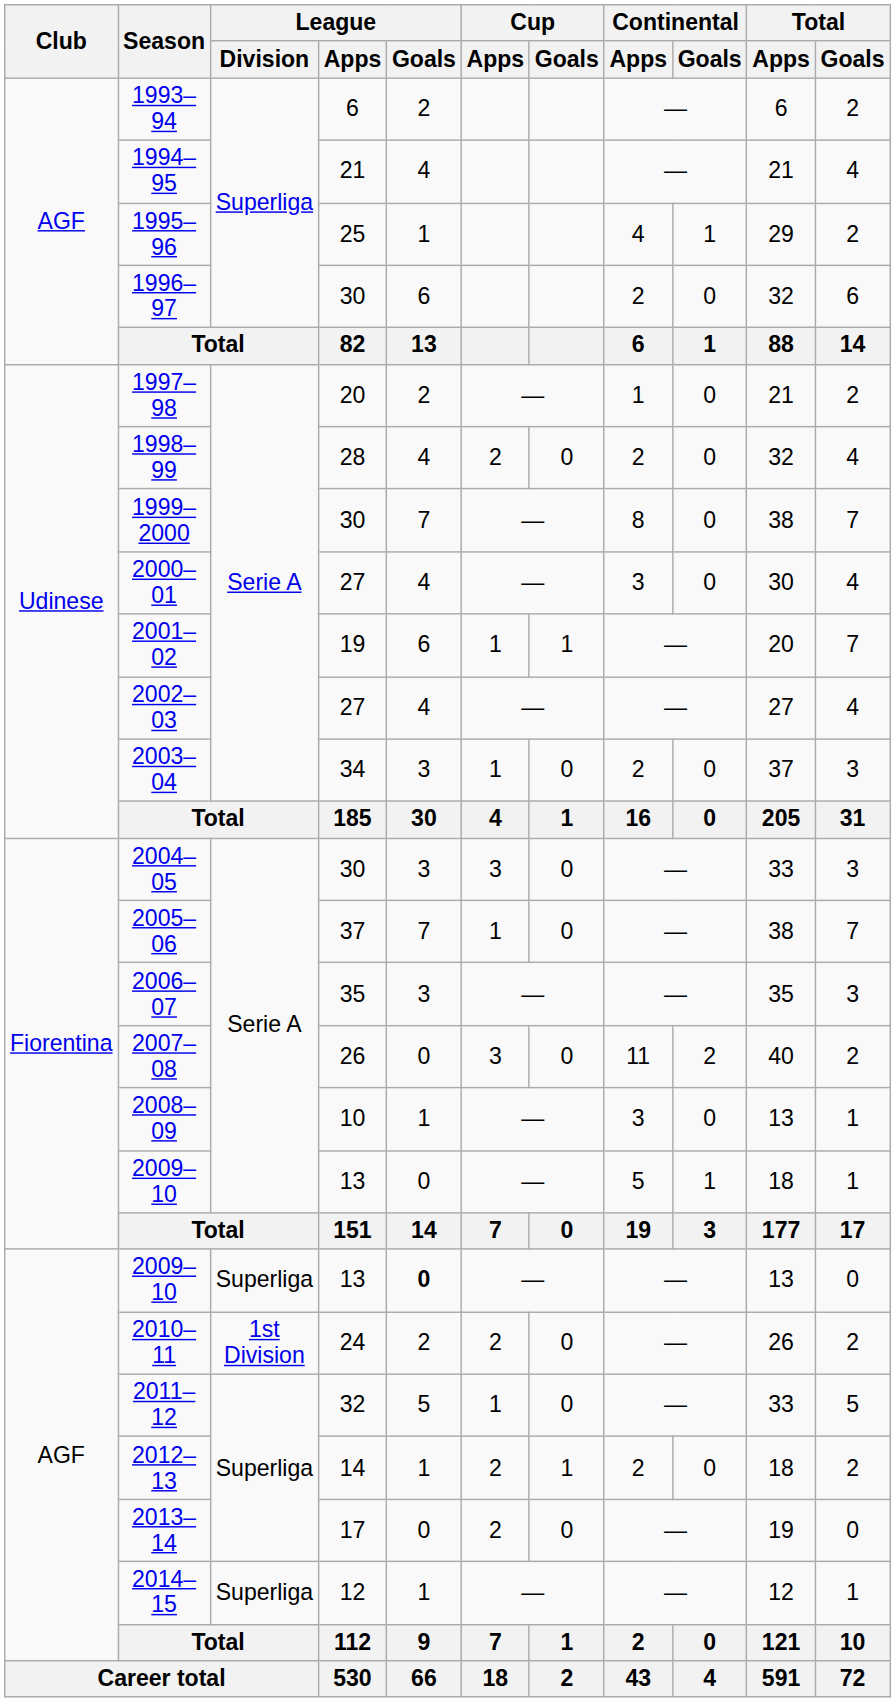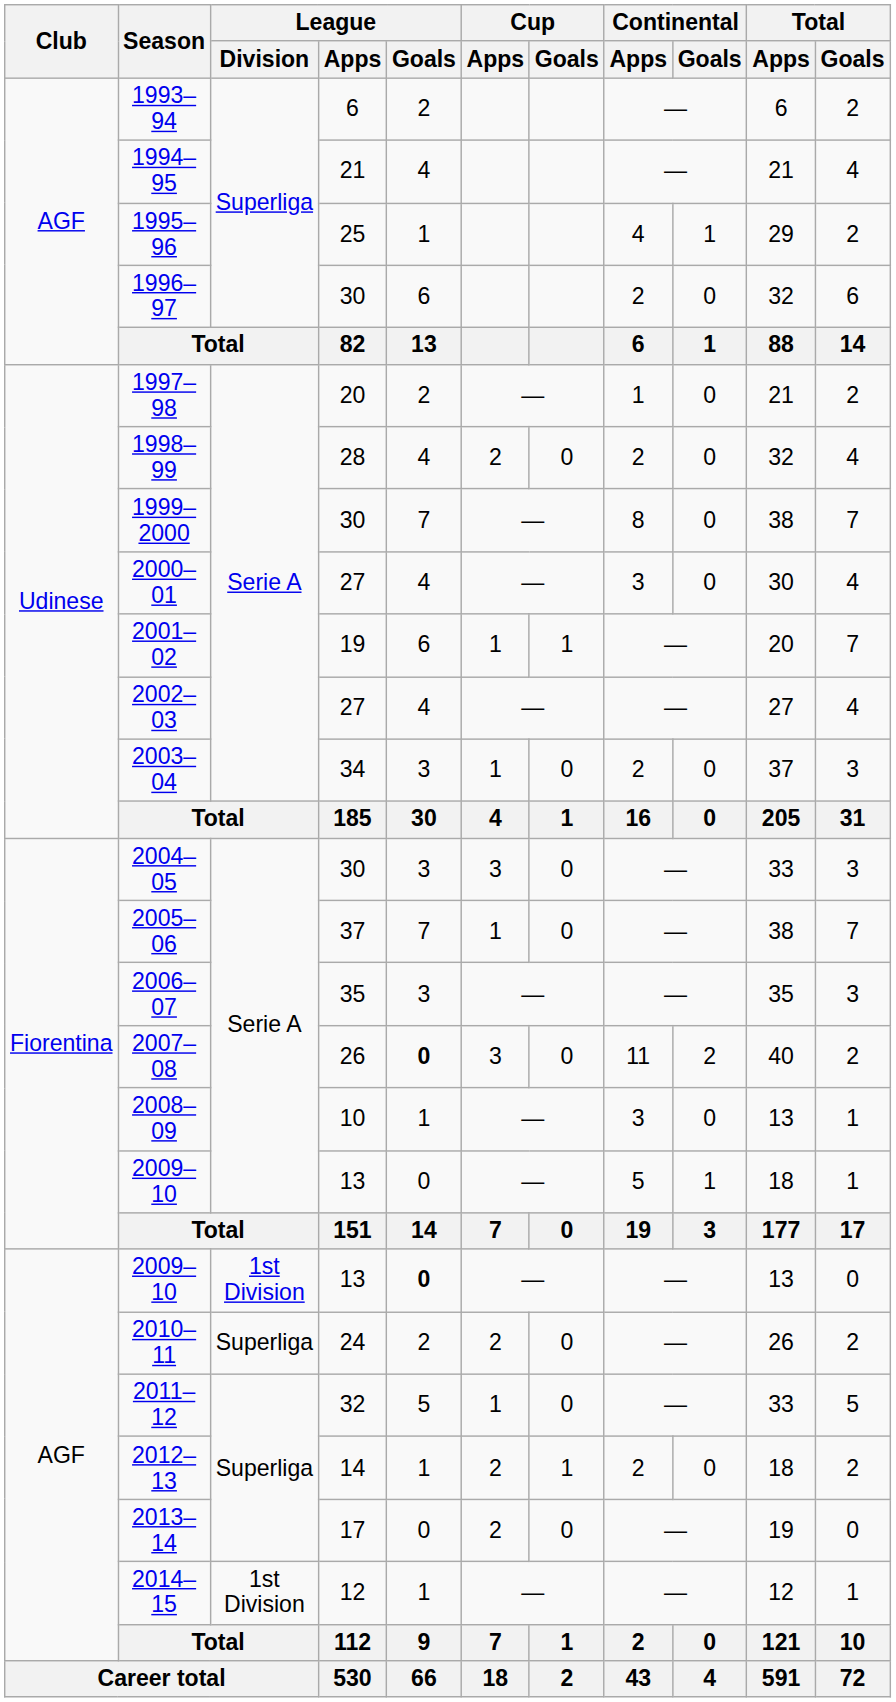(424, 1056) normal -> (424, 1056) bold
(264, 1280) Superliga -> (264, 1280) 1st Division
(264, 1342) 1st Division -> (264, 1342) Superliga
(264, 1592) Superliga -> (264, 1592) 1st Division
